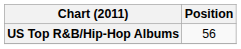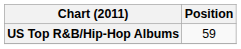(209, 33) 56 -> (209, 33) 59
